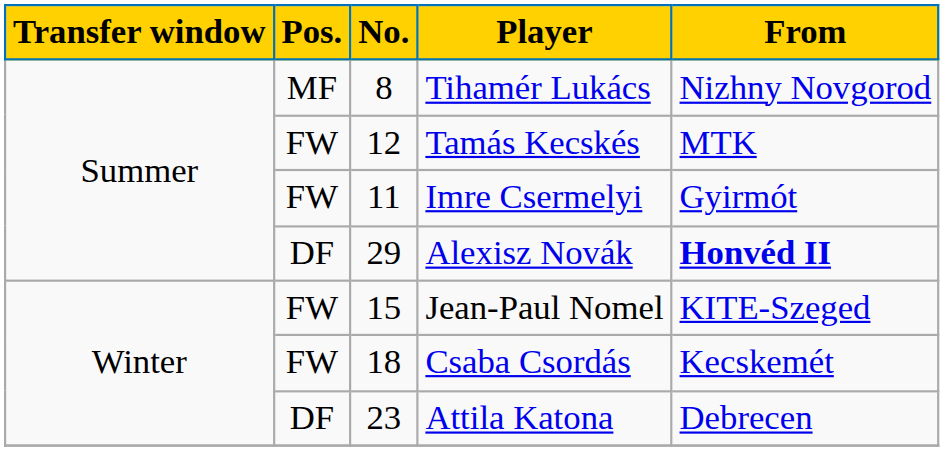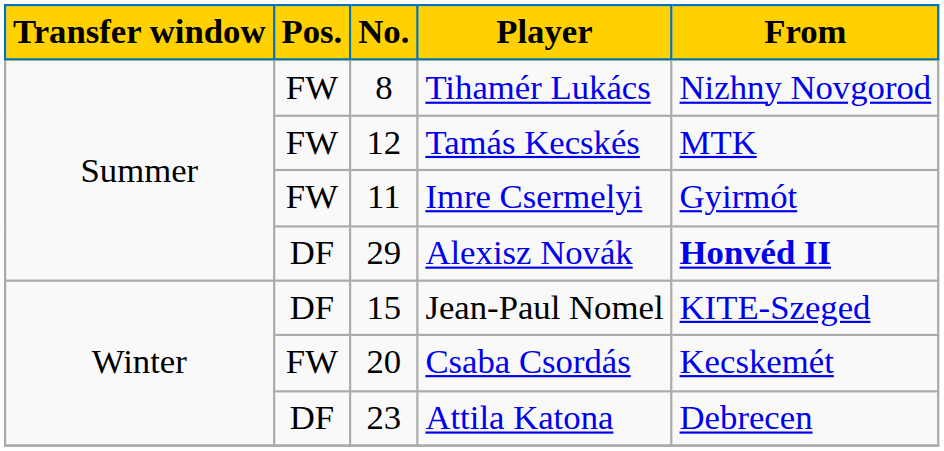(312, 87) MF -> (312, 87) FW
(312, 307) FW -> (312, 307) DF
(384, 362) 18 -> (384, 362) 20
